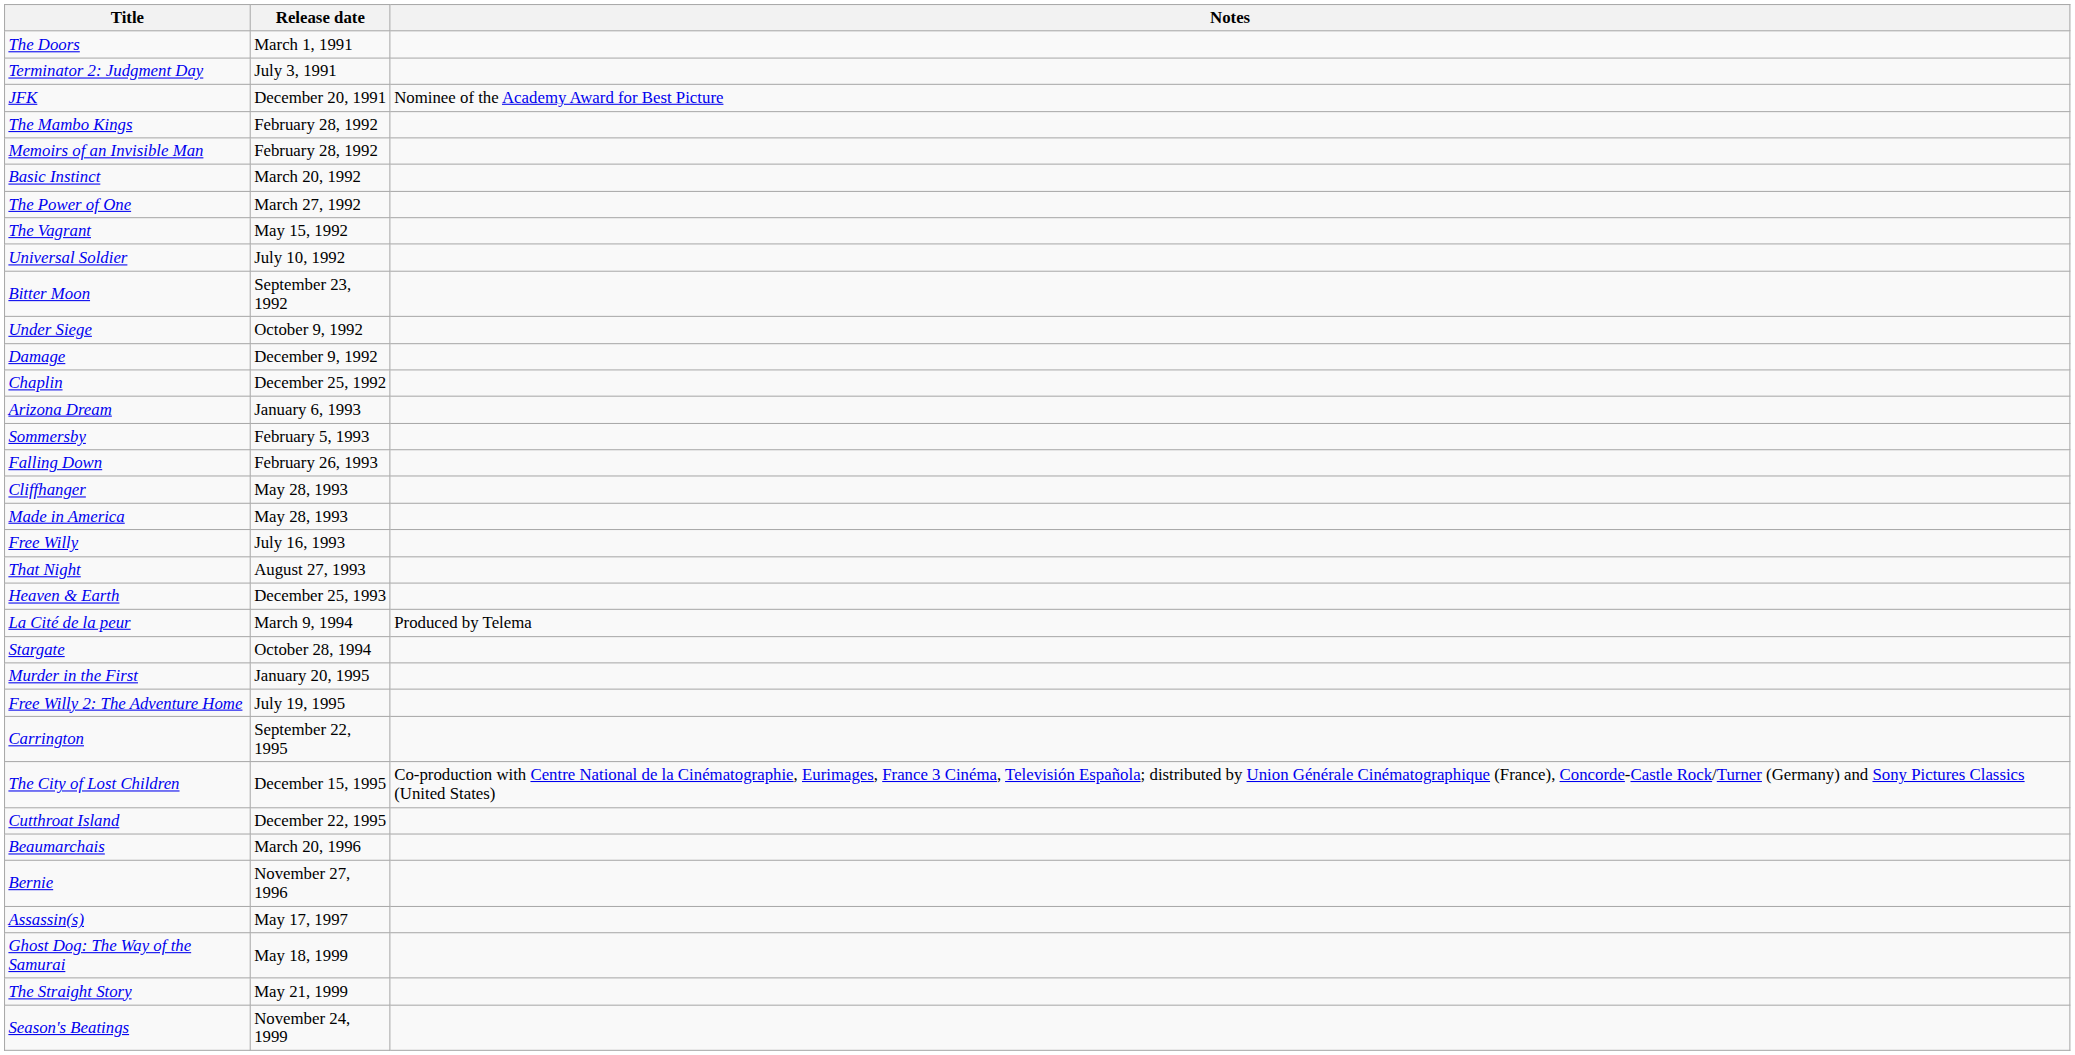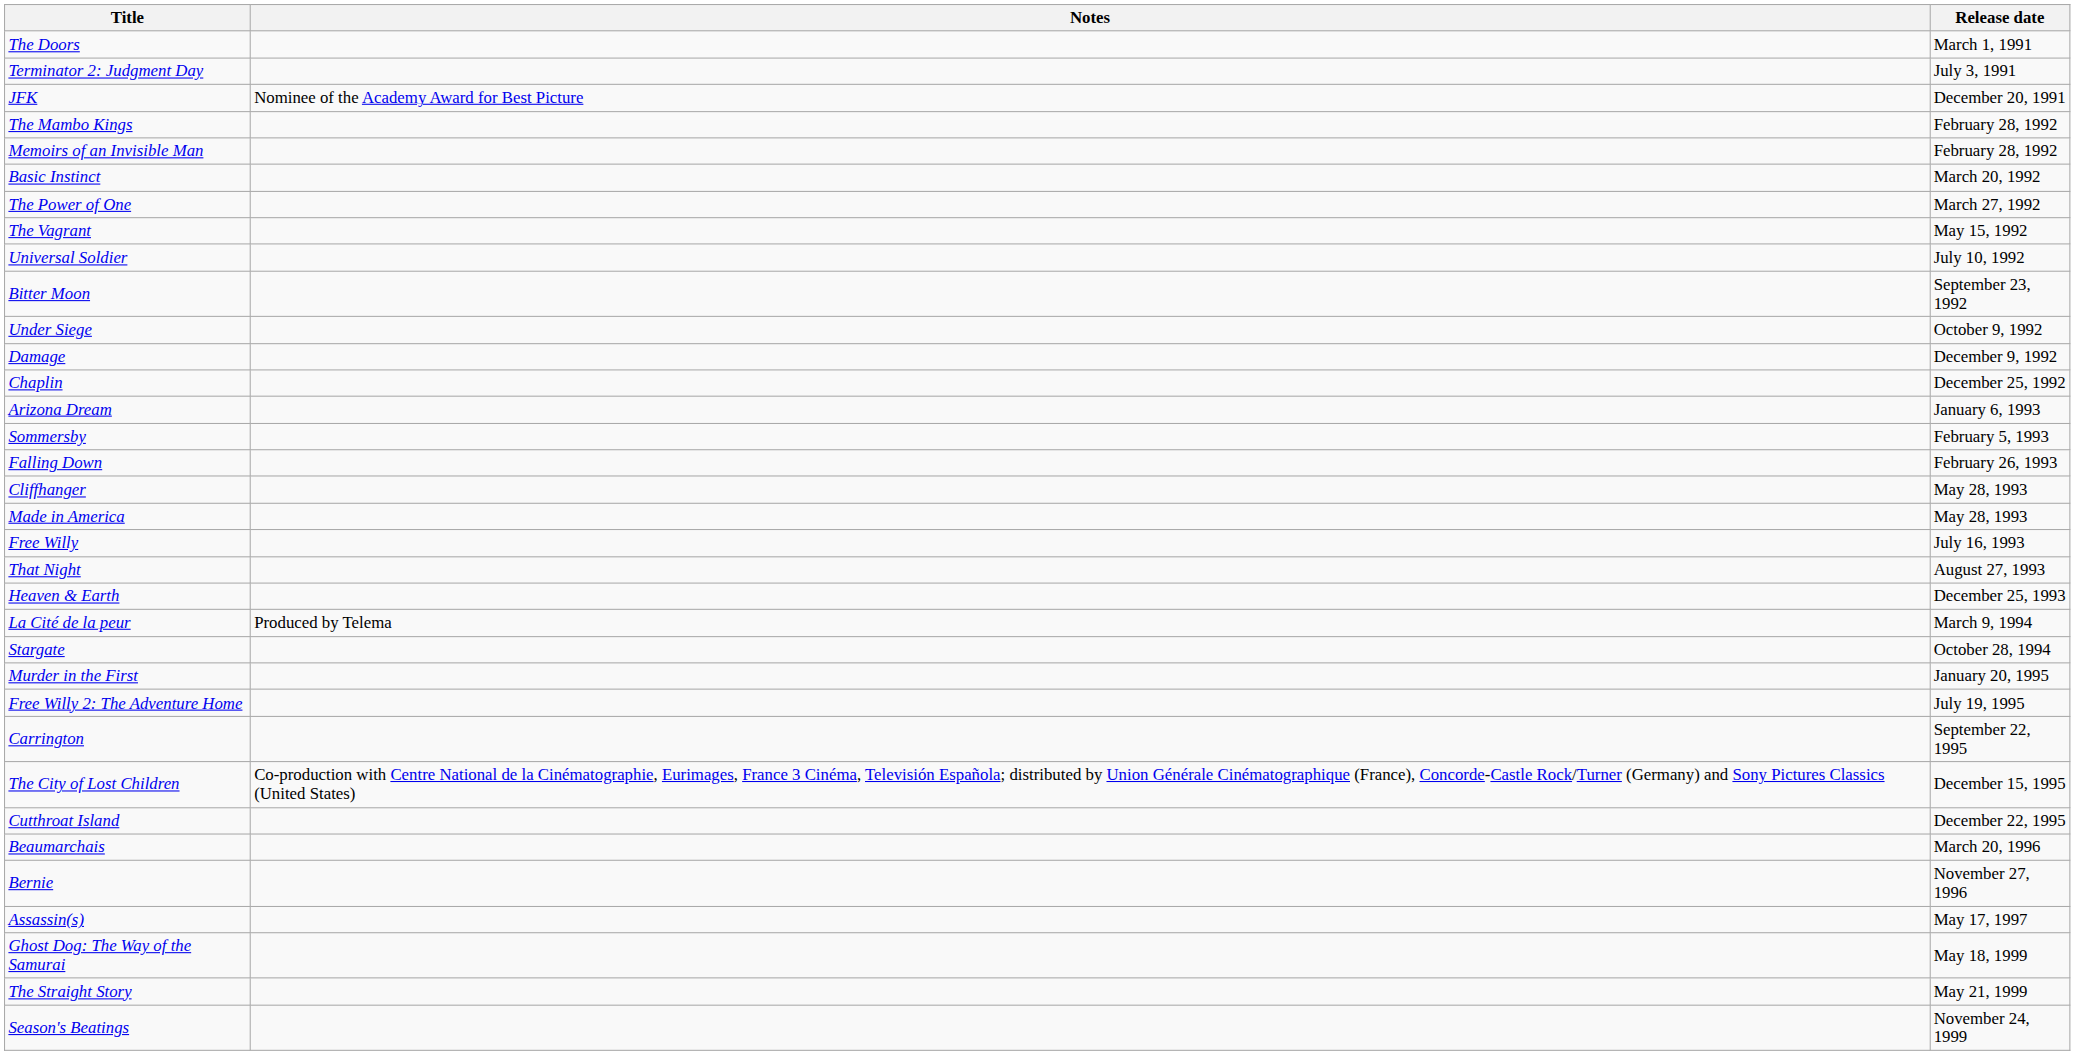columns swapped: (320, 17) <-> (1230, 17)
